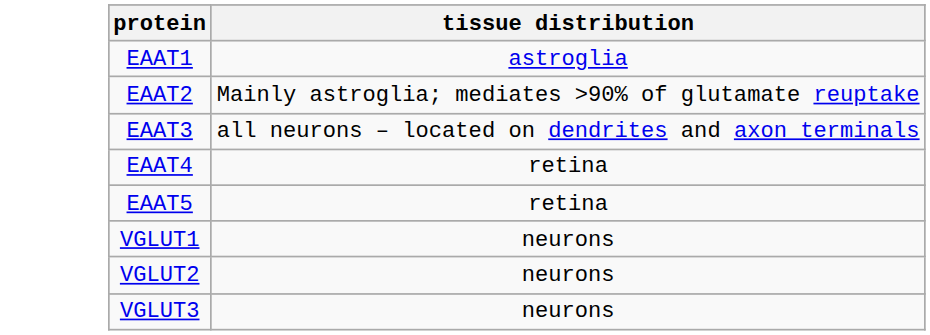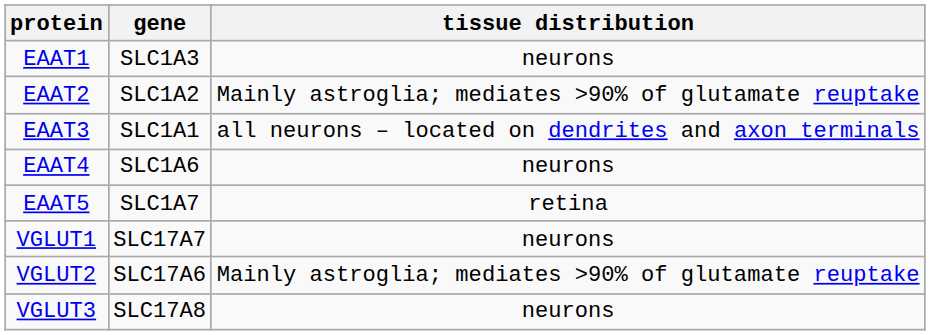+ column: (160, 23)
(568, 59) astroglia -> (568, 59) neurons
(568, 167) retina -> (568, 167) neurons
(568, 275) neurons -> (568, 275) Mainly astroglia; mediates >90% of glutamate reuptake
